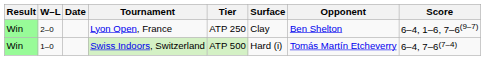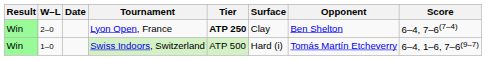(228, 28) normal -> (228, 28) bold
(440, 28) 6–4, 1–6, 7–6(9–7) -> (430, 28) 6–4, 7–6(7–4)
(429, 46) 6–4, 7–6(7–4) -> (440, 46) 6–4, 1–6, 7–6(9–7)
